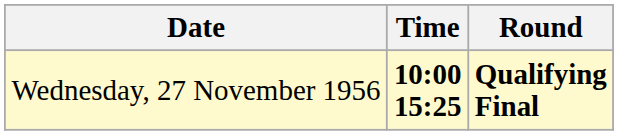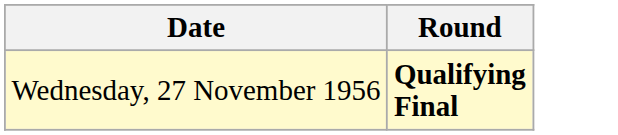- column: (428, 27)
